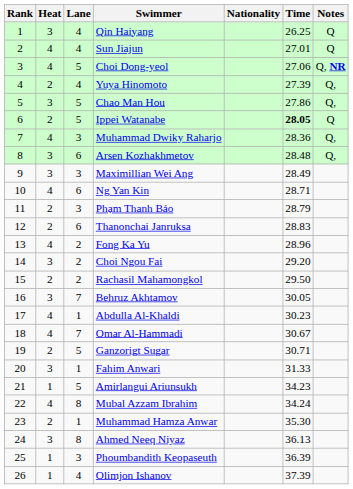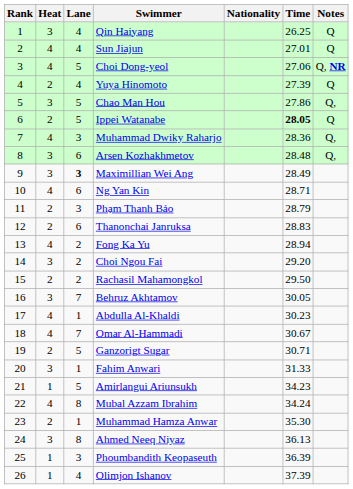(331, 84) Q, -> (331, 84) Q
(79, 173) normal -> (79, 173) bold
(298, 244) 28.96 -> (298, 244) 28.94
